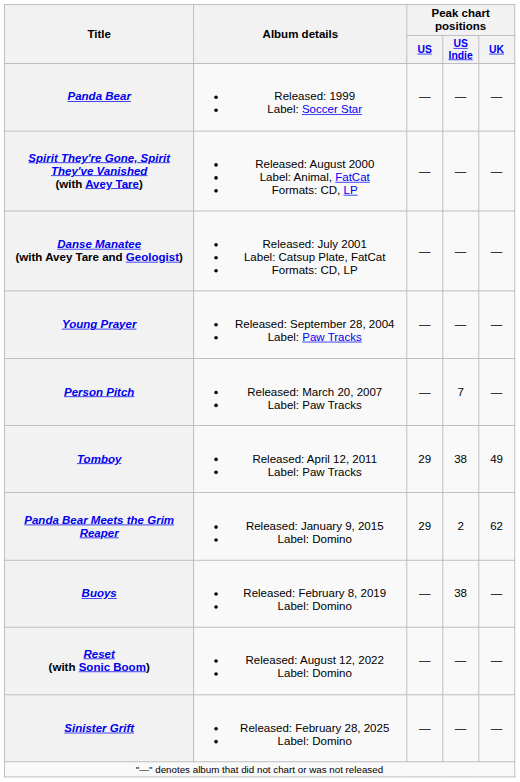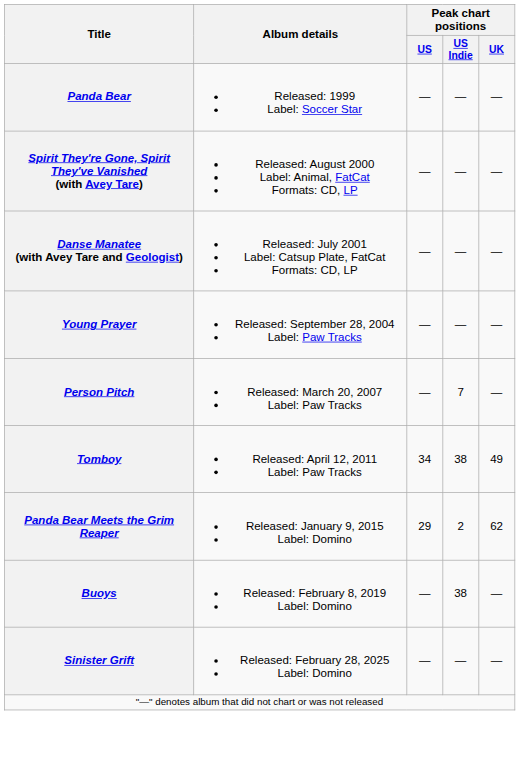(425, 459) 29 -> (425, 459) 34
- row: (99, 661)
